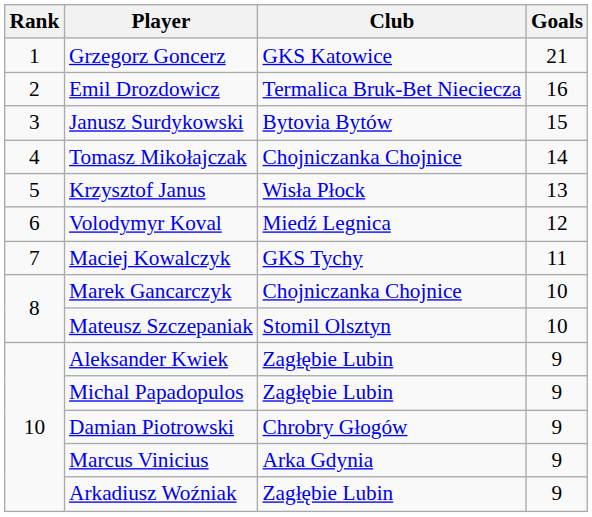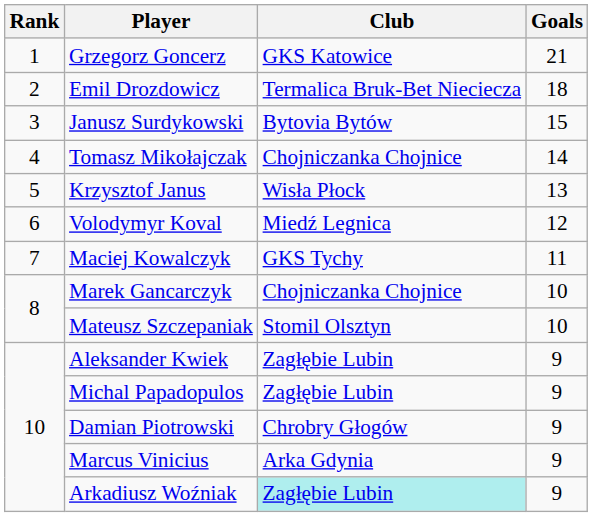(557, 88) 16 -> (557, 88) 18
(328, 493) no background -> (328, 493) paleturquoise background
